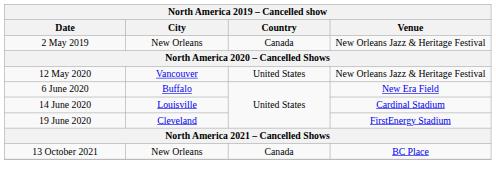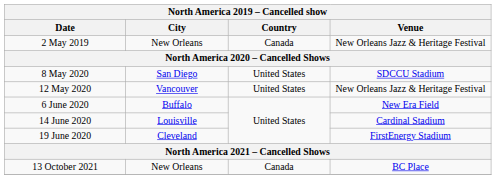+ row: (65, 74)
